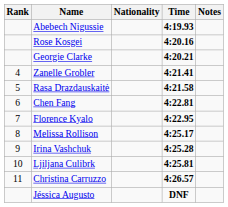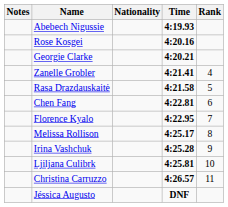columns swapped: (18, 12) <-> (210, 12)
